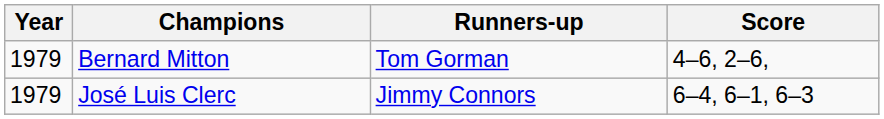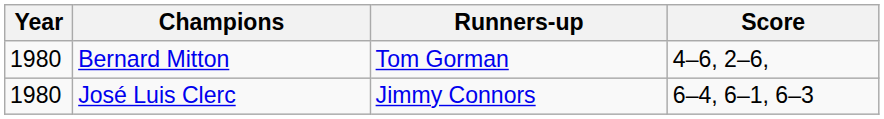(36, 59) 1979 -> (36, 59) 1980
(36, 95) 1979 -> (36, 95) 1980
